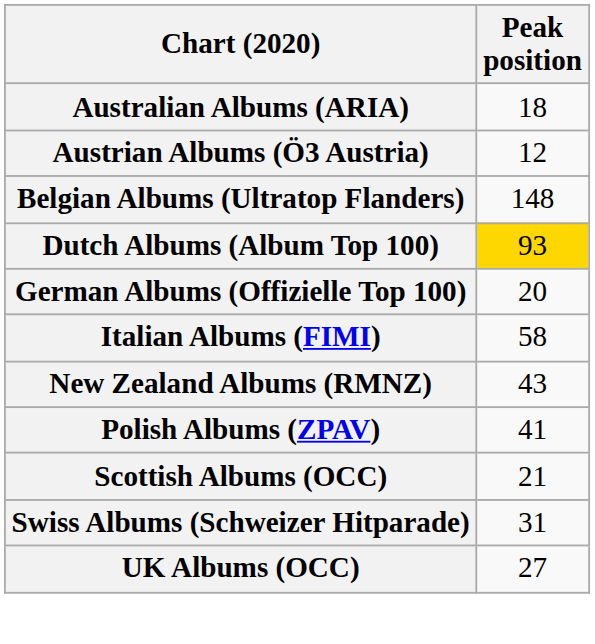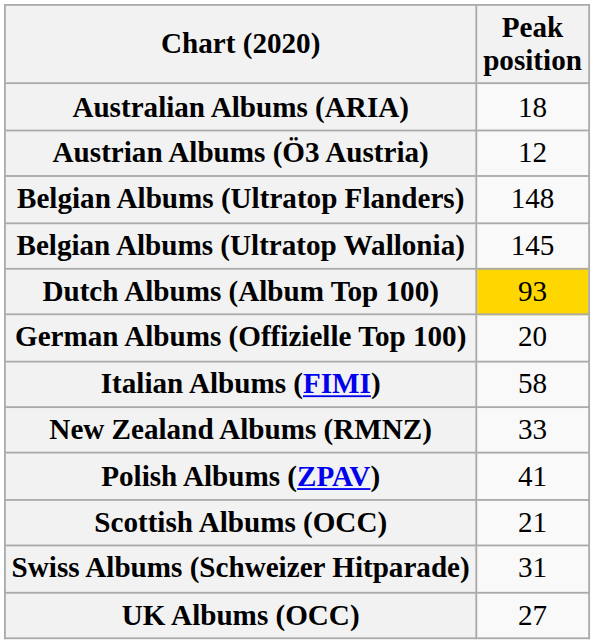+ row: (241, 245)
(533, 383) 43 -> (533, 429) 33
